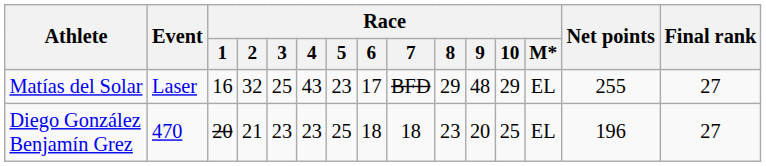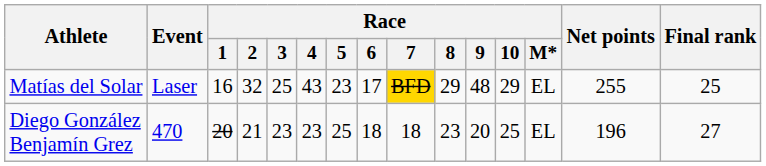(411, 86) no background -> (411, 86) gold background
(710, 86) 27 -> (710, 86) 25
